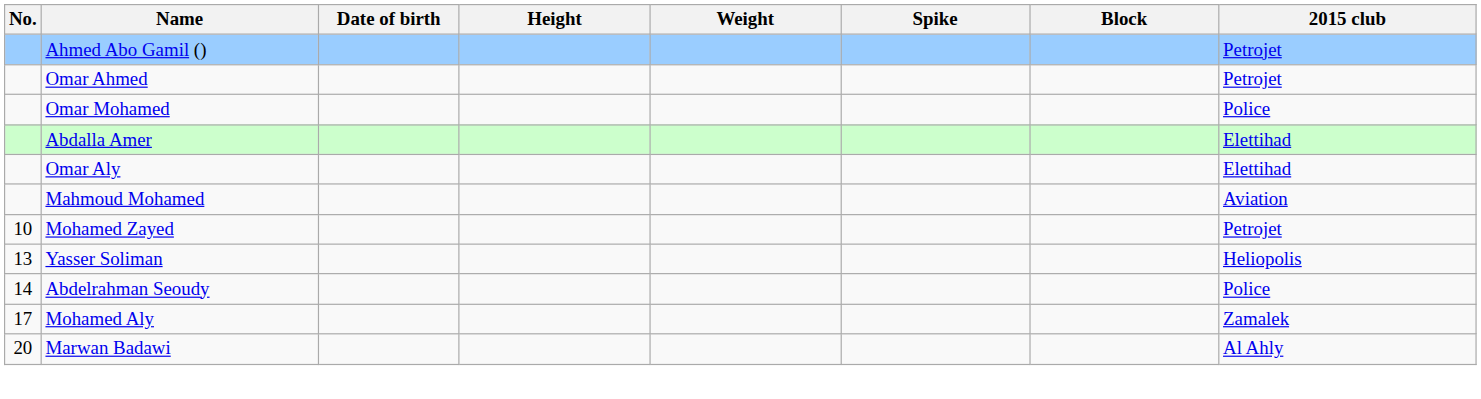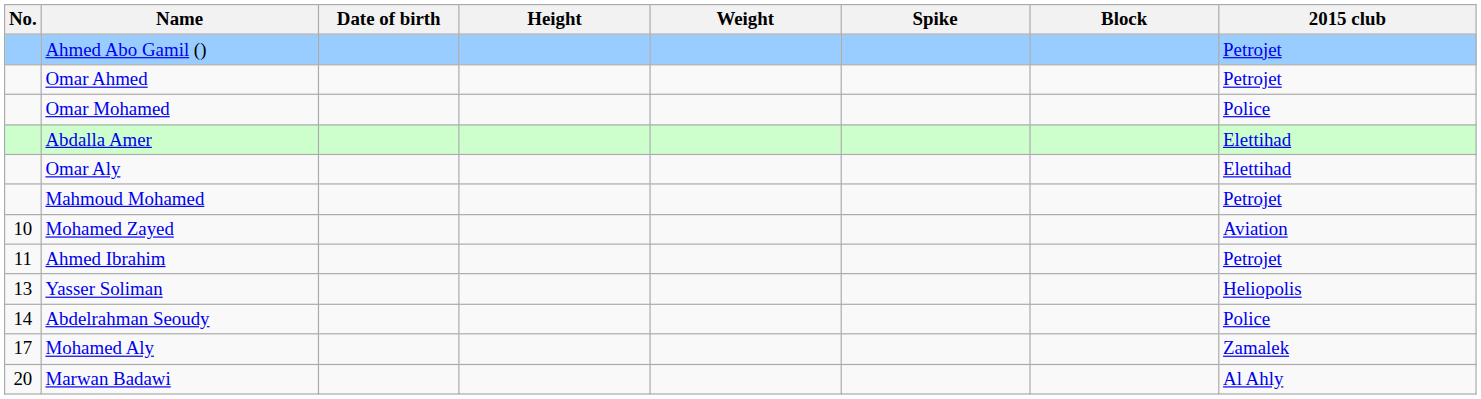(1255, 199) Aviation -> (1252, 199) Petrojet
(1252, 229) Petrojet -> (1255, 229) Aviation
+ row: (105, 259)
